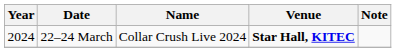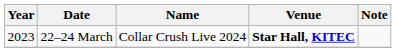(21, 36) 2024 -> (21, 36) 2023
